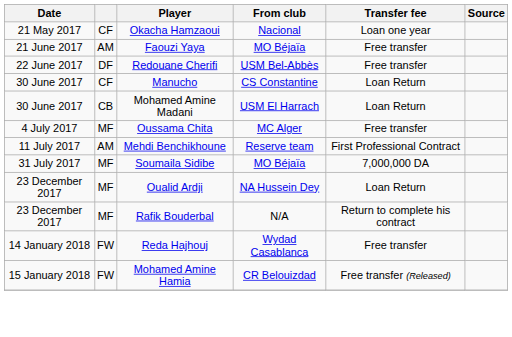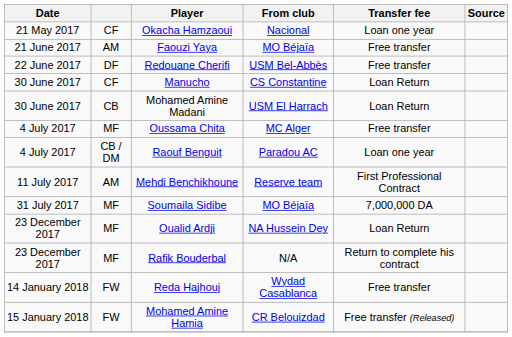+ row: (187, 153)
